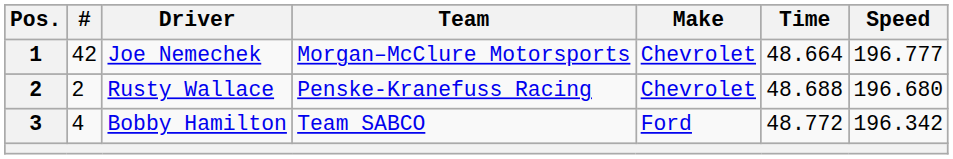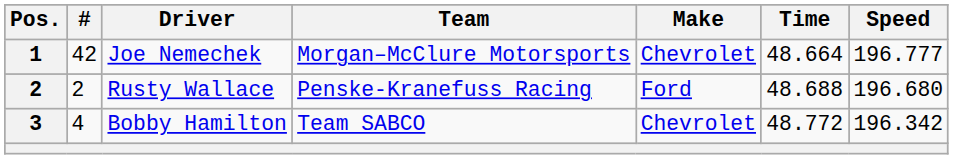(698, 91) Chevrolet -> (666, 91) Ford
(666, 126) Ford -> (698, 126) Chevrolet
